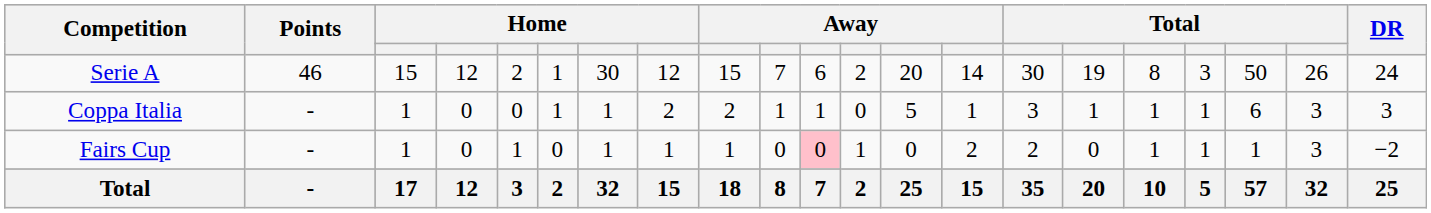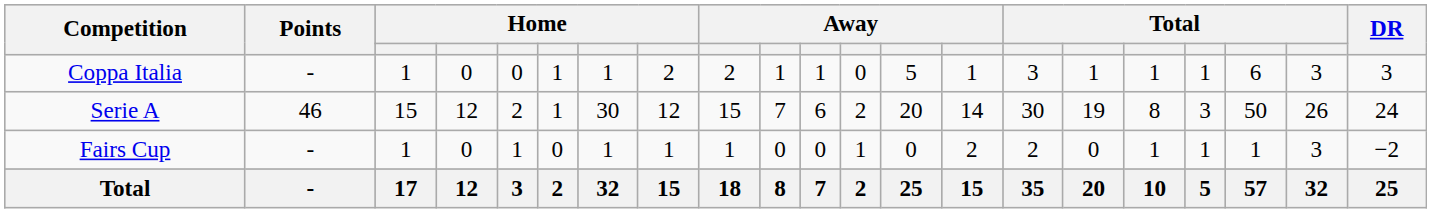rows swapped: (125, 72) <-> (125, 110)
(820, 149) pink background -> (820, 149) no background
